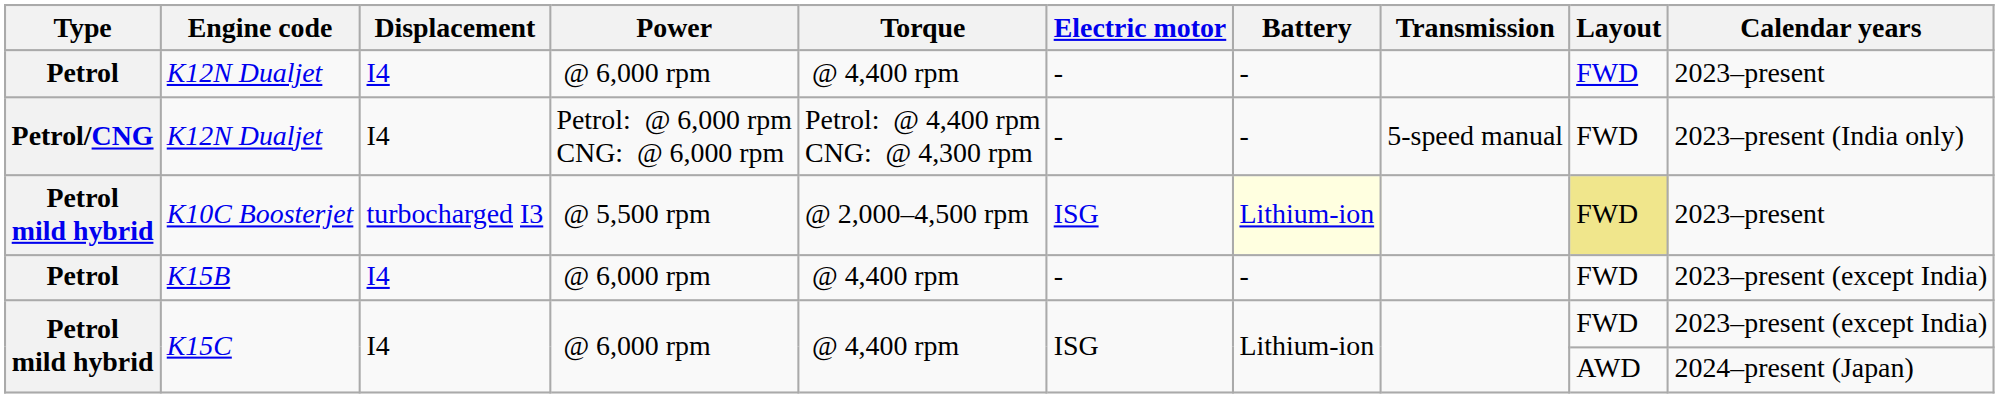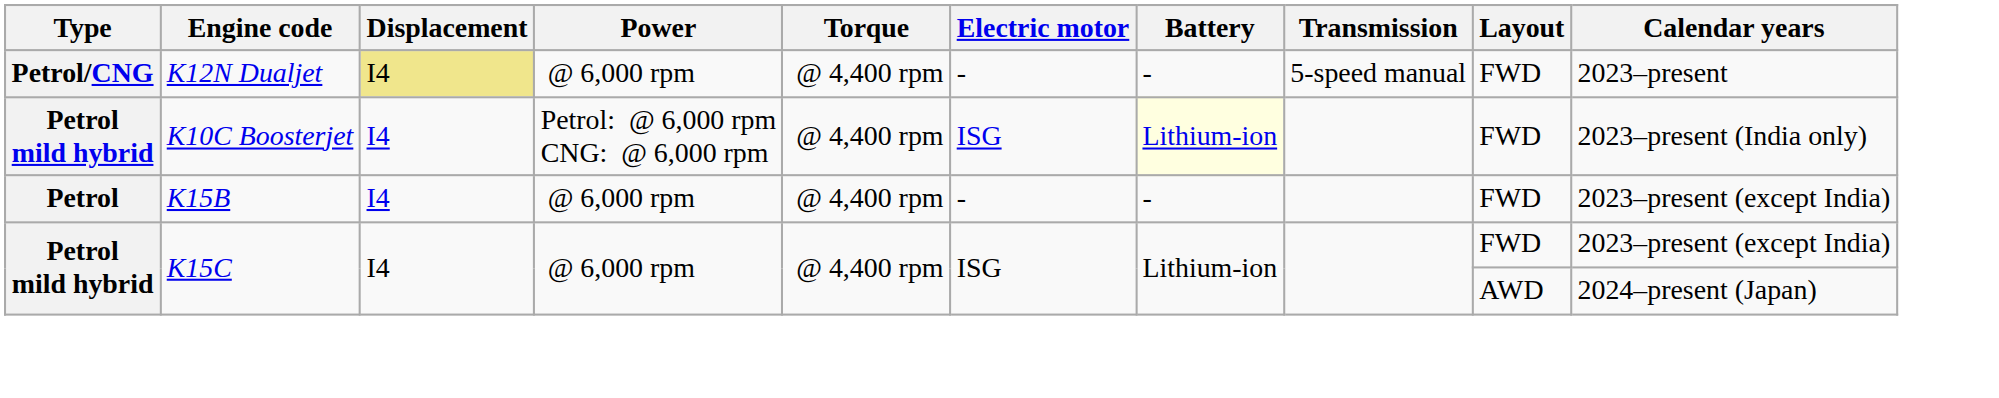- row: (83, 73)
(378, 135) no background -> (378, 73) khaki background
(674, 135) Petrol: @ 6,000 rpm CNG: @ 6,000 rpm -> (618, 73) @ 6,000 rpm
(923, 135) Petrol: @ 4,400 rpm CNG: @ 4,300 rpm -> (866, 73) @ 4,400 rpm
(1819, 135) 2023–present (India only) -> (1653, 73) 2023–present
(455, 214) turbocharged I3 -> (378, 135) I4
(634, 214) @ 5,500 rpm -> (658, 135) Petrol: @ 6,000 rpm CNG: @ 6,000 rpm
(917, 214) @ 2,000–4,500 rpm -> (866, 135) @ 4,400 rpm
(1607, 214) khaki background -> (1510, 135) no background
(1750, 214) 2023–present -> (1722, 135) 2023–present (India only)
